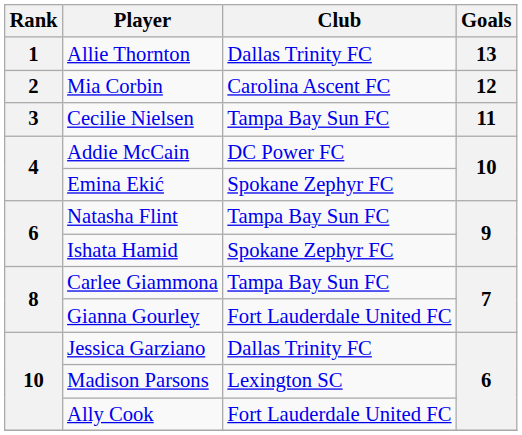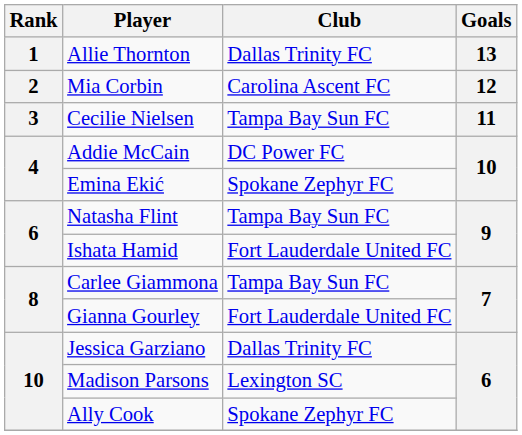(310, 250) Spokane Zephyr FC -> (339, 250) Fort Lauderdale United FC
(339, 413) Fort Lauderdale United FC -> (310, 413) Spokane Zephyr FC
